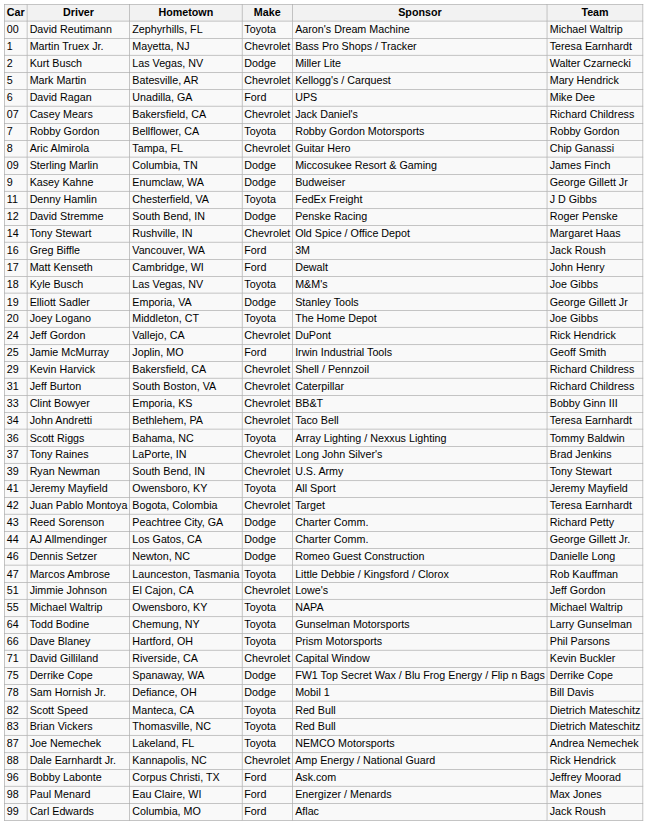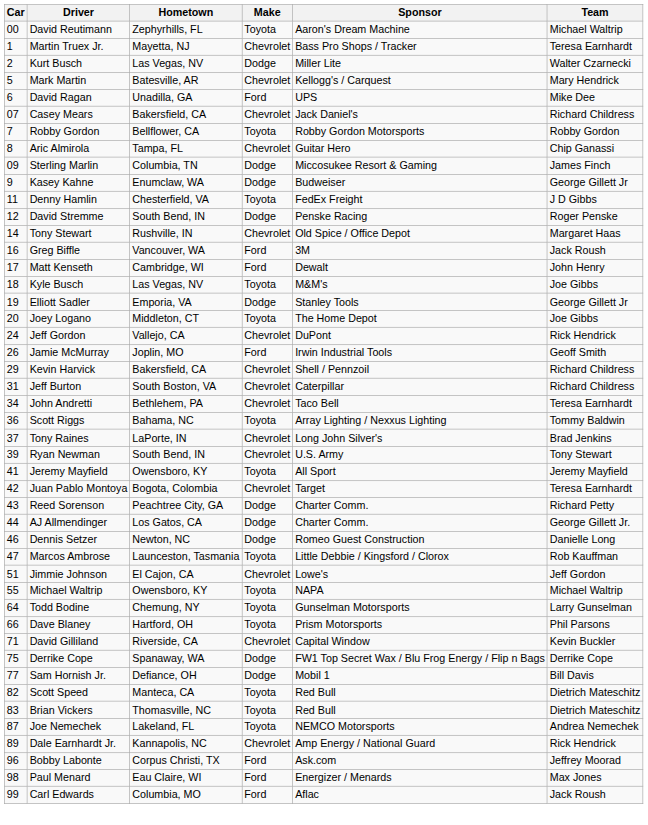(13, 353) 25 -> (13, 353) 26
- row: (60, 404)
(13, 693) 78 -> (13, 676) 77
(13, 761) 88 -> (13, 744) 89
